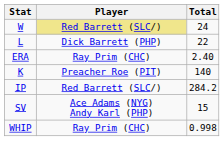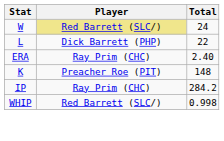(203, 72) 140 -> (203, 72) 148
(112, 87) Red Barrett (SLC/) -> (112, 87) Ray Prim (CHC)
- row: (20, 107)
(112, 128) Ray Prim (CHC) -> (112, 102) Red Barrett (SLC/)
